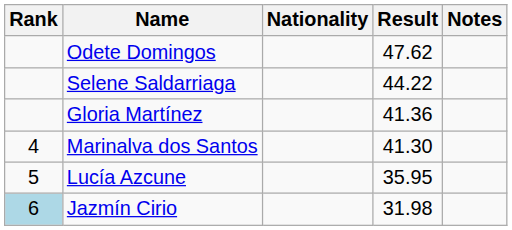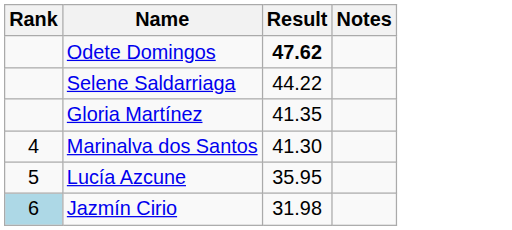- column: (317, 20)
(408, 51) normal -> (297, 51) bold
(408, 114) 41.36 -> (297, 114) 41.35
